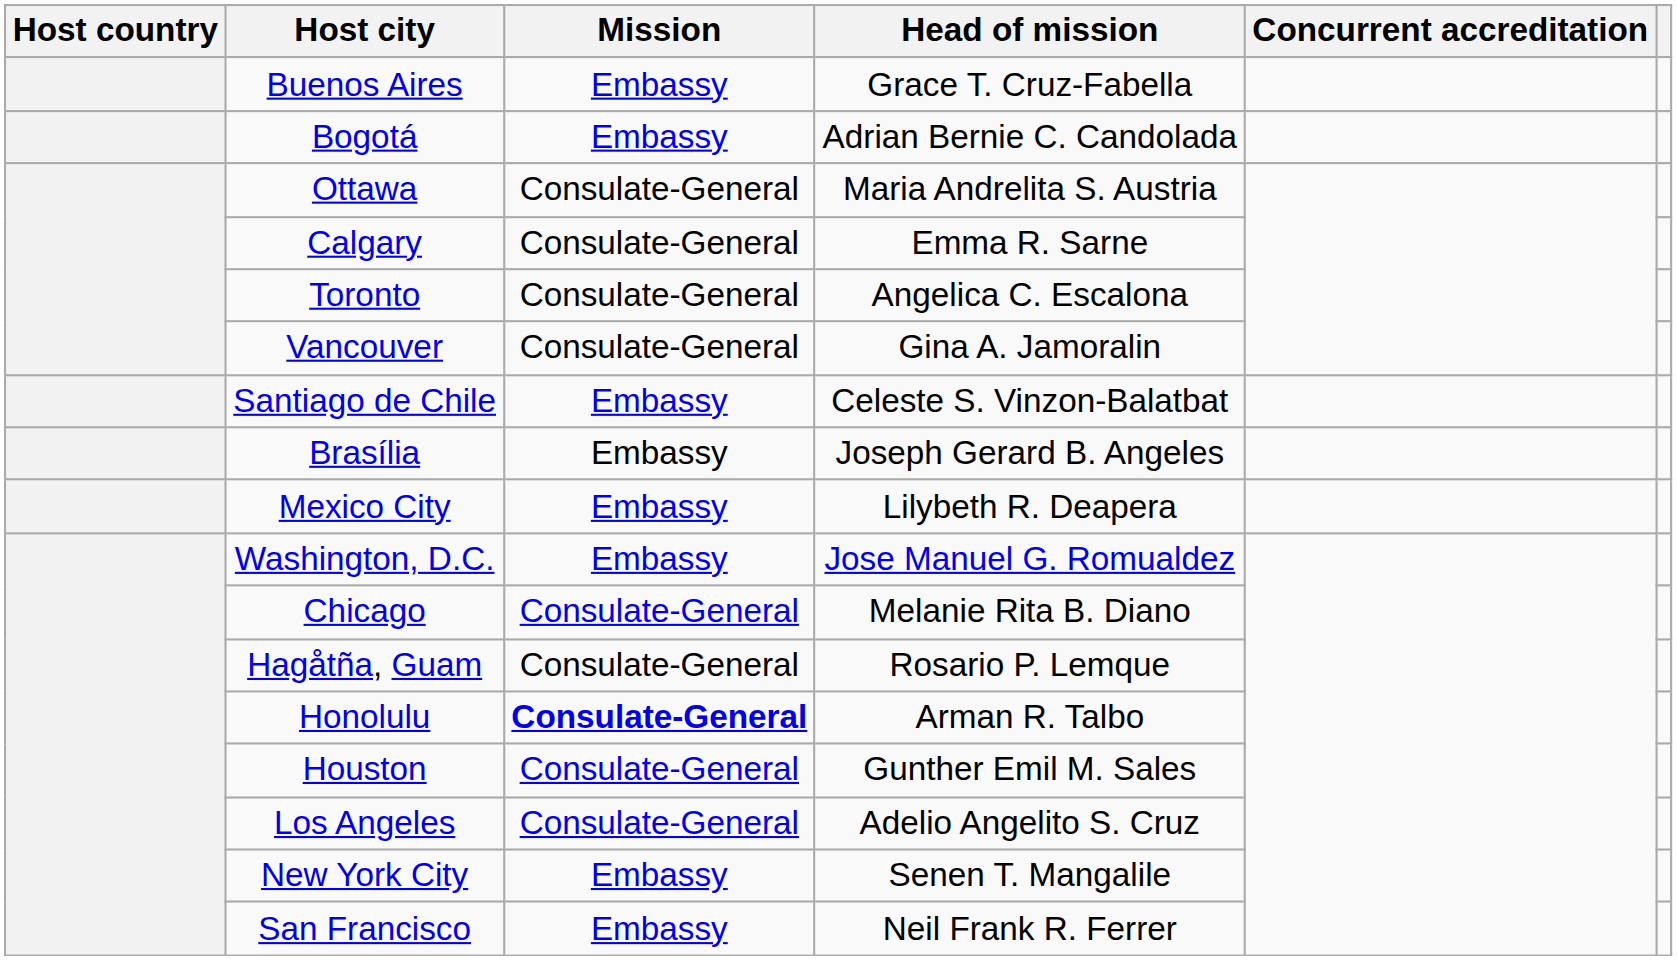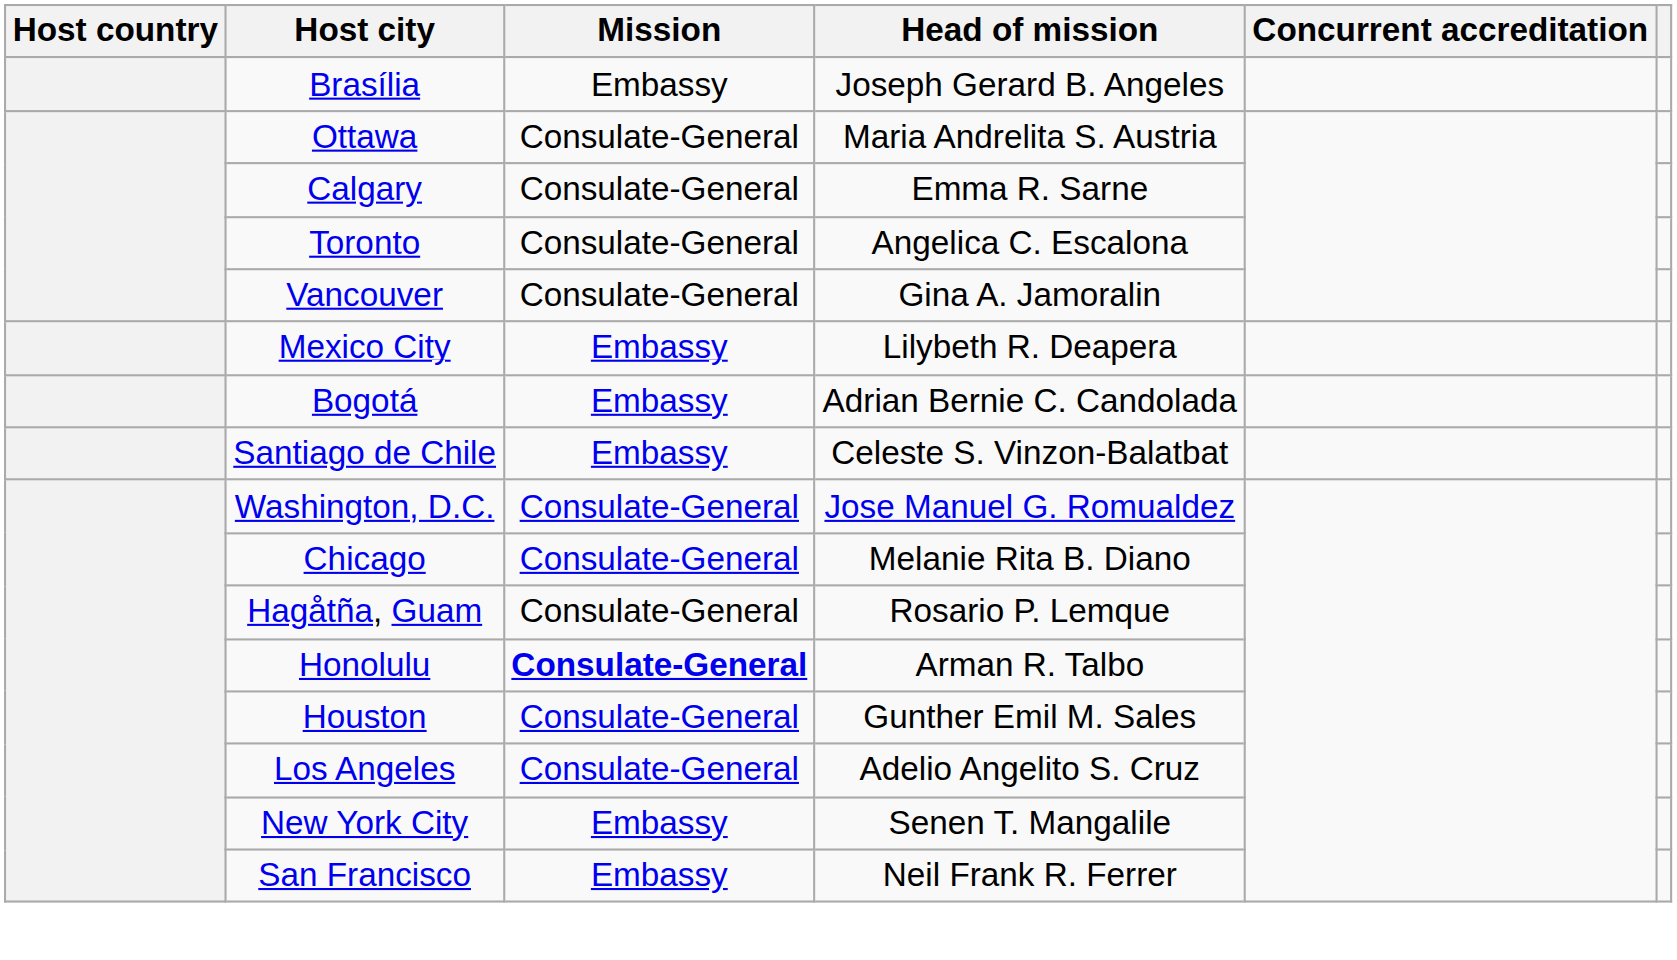- row: (365, 83)
rows swapped: (365, 453) <-> (365, 136)
rows swapped: (365, 400) <-> (365, 505)
(659, 558) Embassy -> (659, 505) Consulate-General
